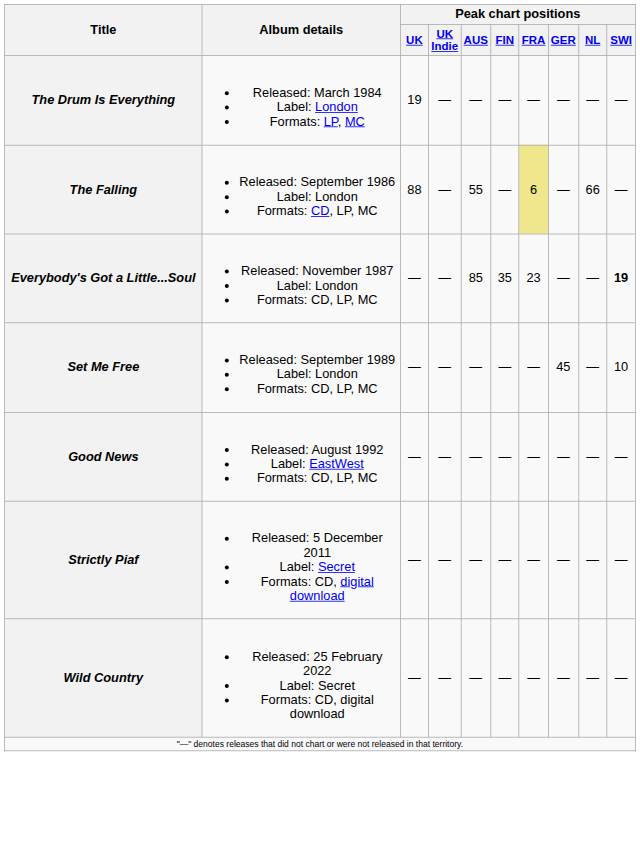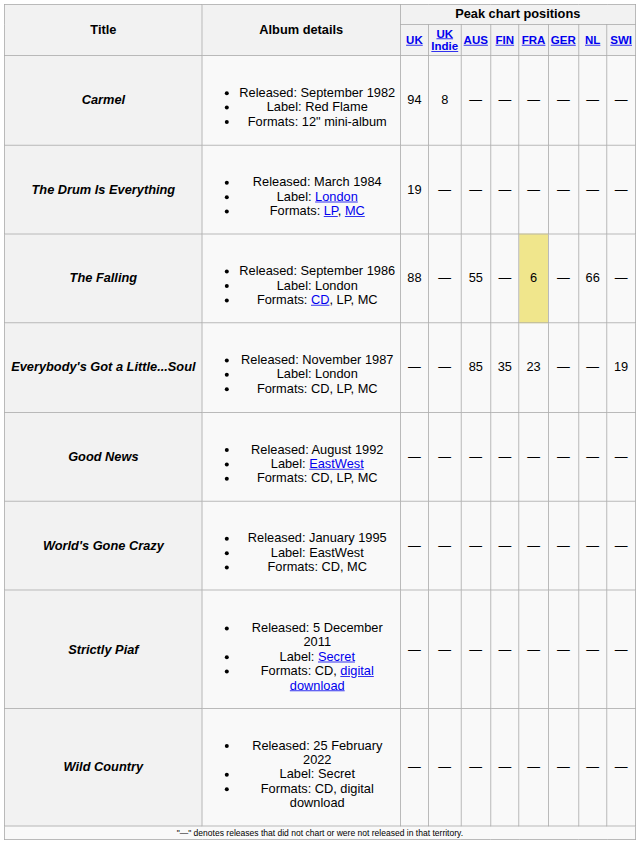+ row: (103, 100)
(621, 278) bold -> (621, 367) normal
- row: (103, 367)
+ row: (103, 545)
